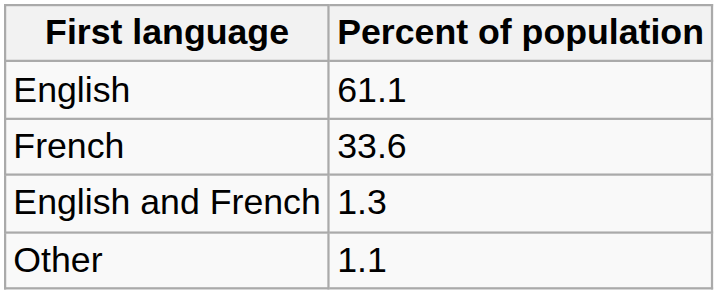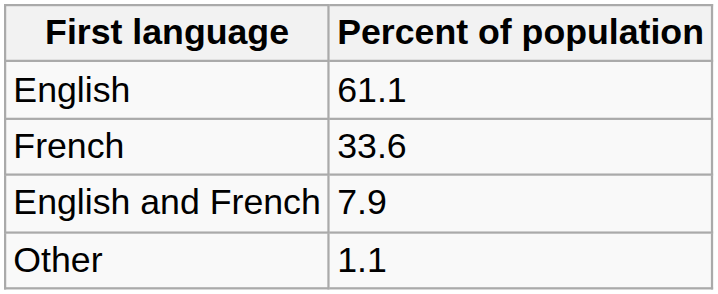(362, 202) 1.3 -> (362, 202) 7.9
